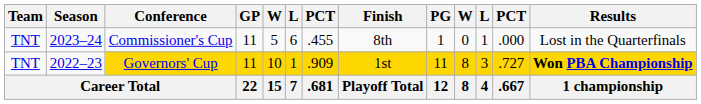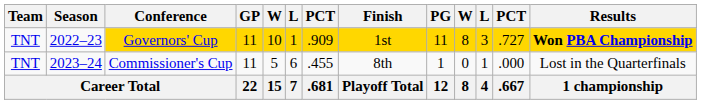rows swapped: (171, 63) <-> (171, 39)
